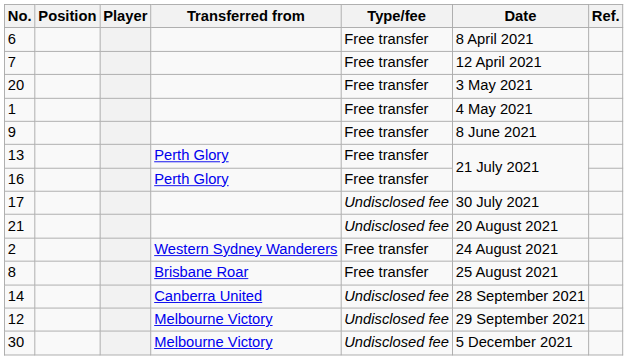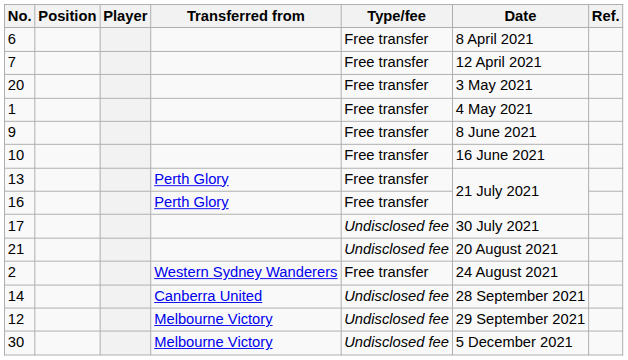+ row: (16, 156)
- row: (12, 272)
